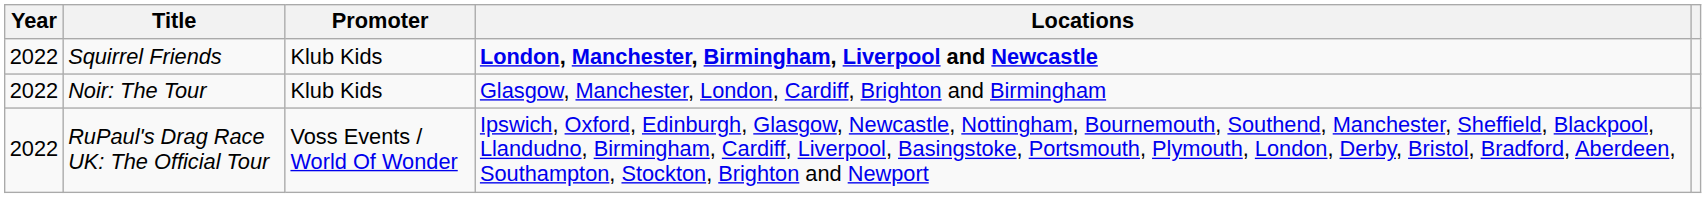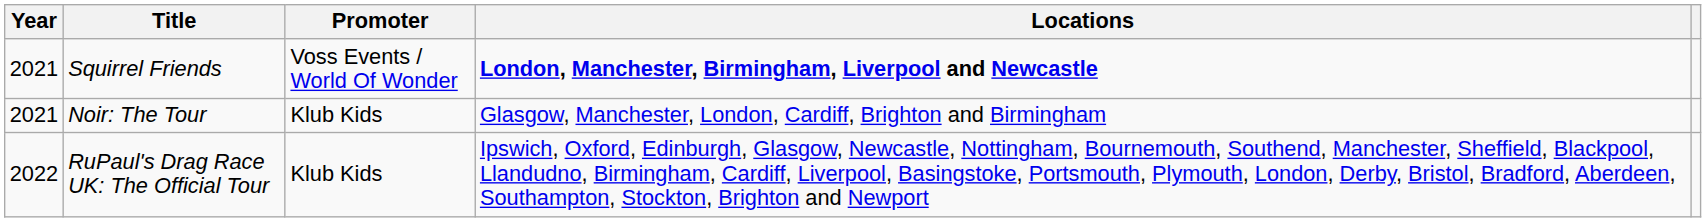(34, 56) 2022 -> (34, 68) 2021
(336, 56) Klub Kids -> (374, 68) Voss Events / World Of Wonder
(34, 90) 2022 -> (34, 115) 2021
(374, 149) Voss Events / World Of Wonder -> (336, 174) Klub Kids
